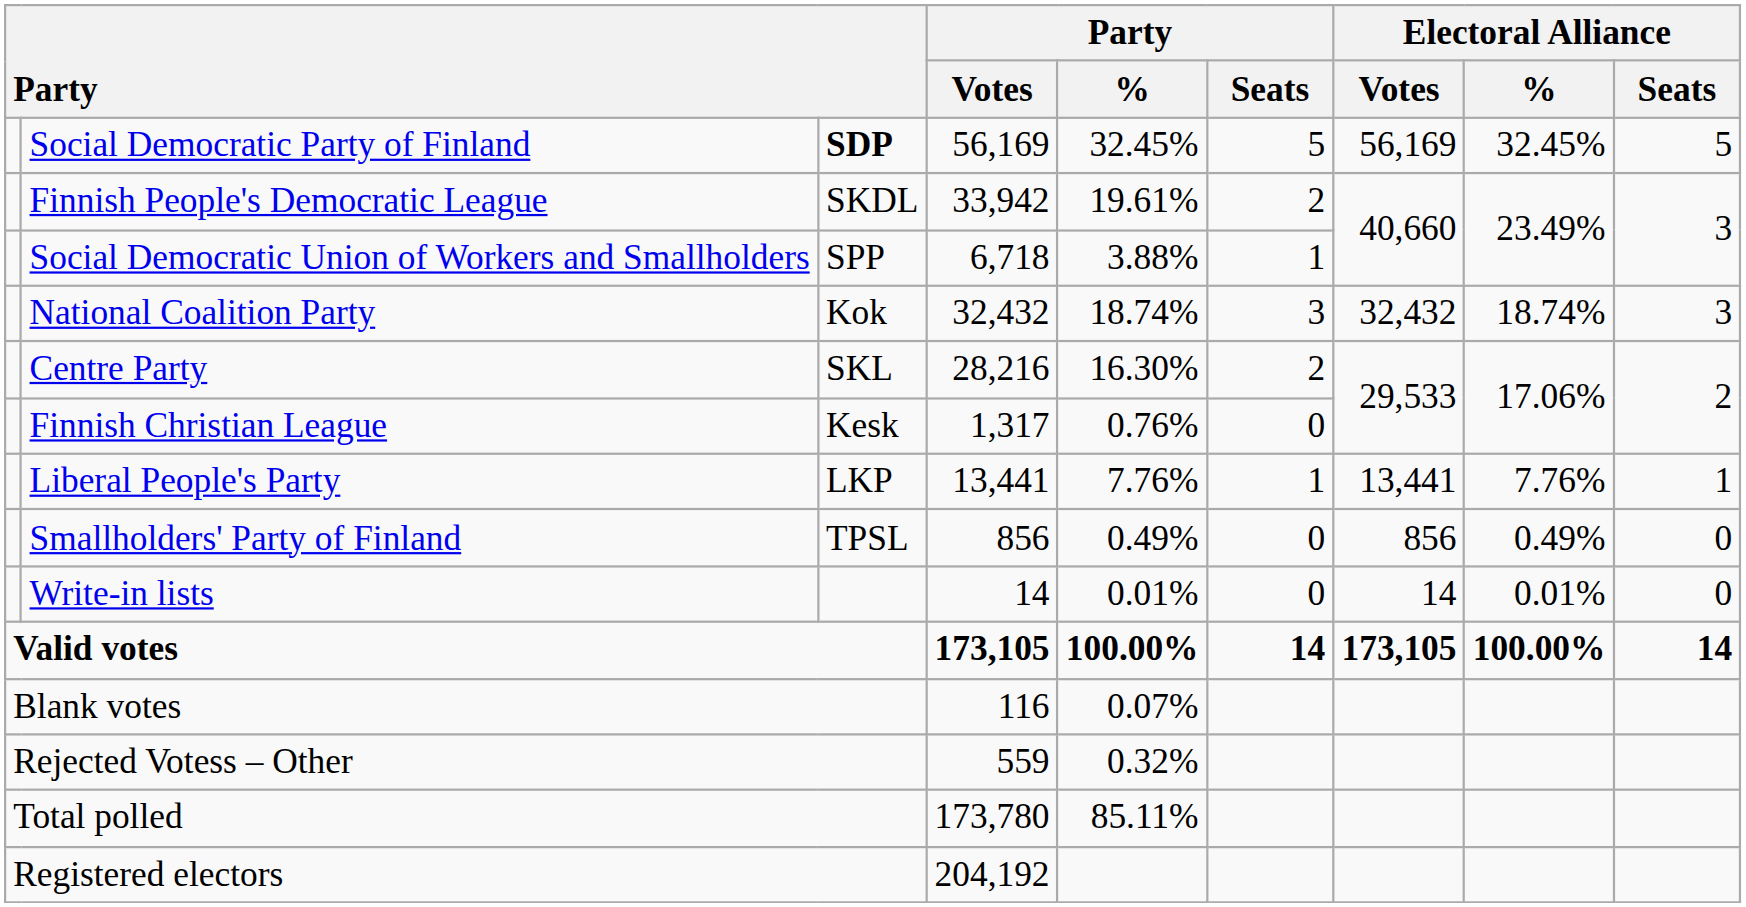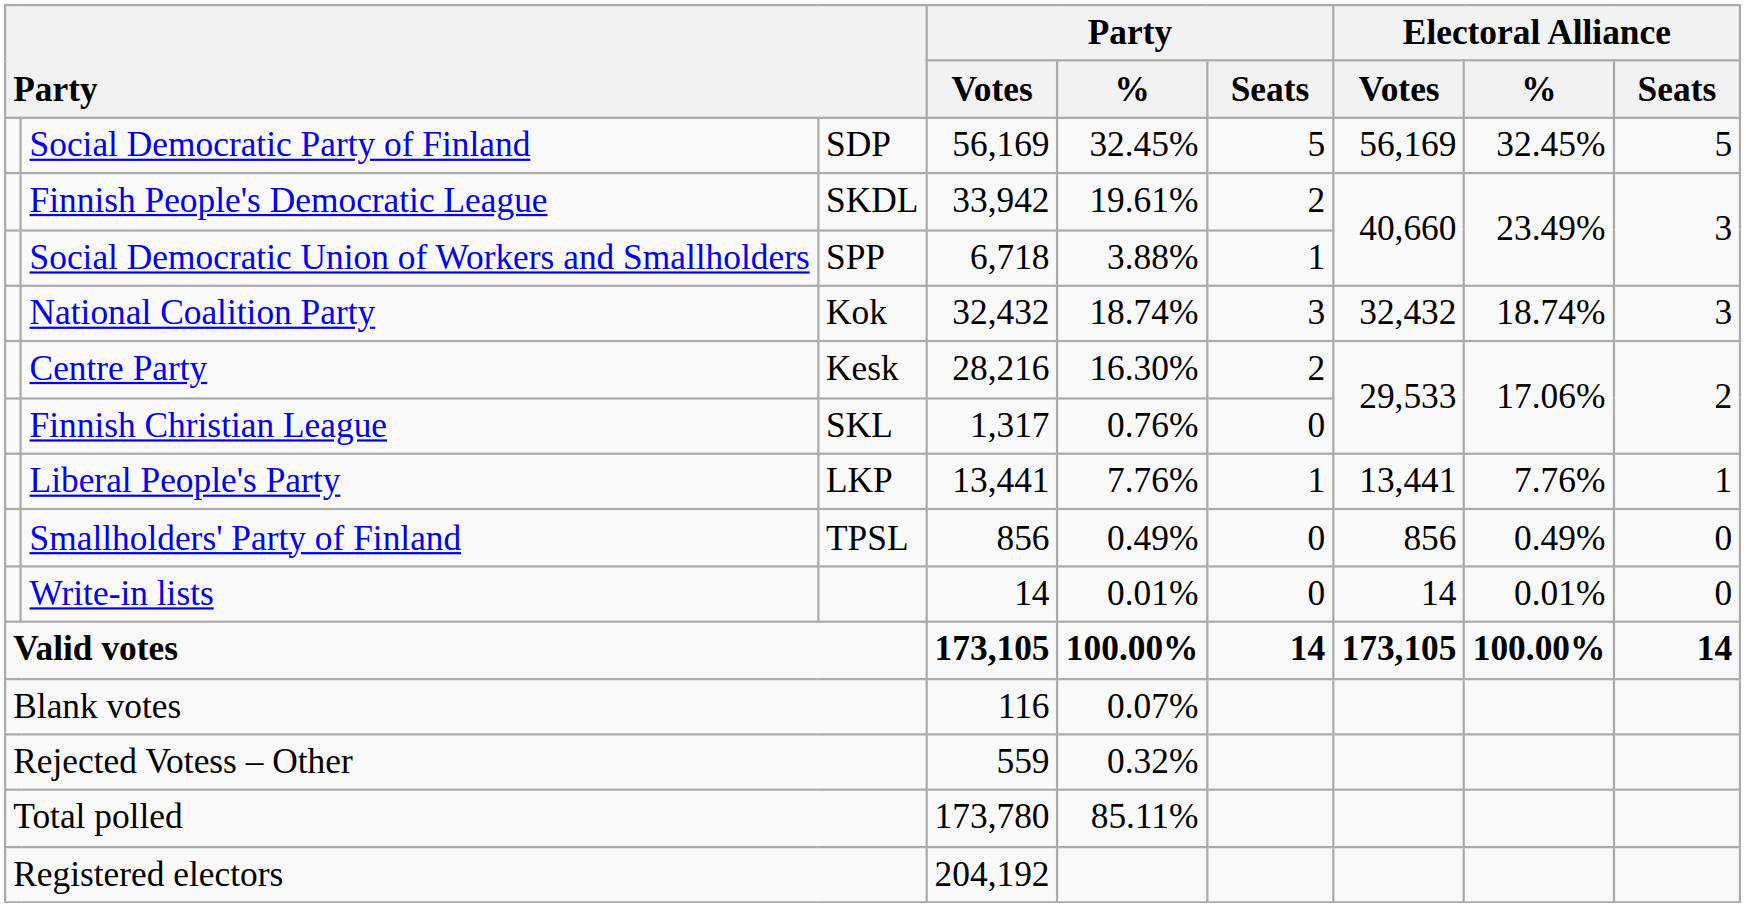(859, 144) bold -> (858, 144) normal
(859, 369) SKL -> (862, 369) Kesk
(862, 425) Kesk -> (859, 425) SKL
